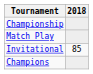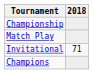(77, 50) 85 -> (77, 50) 71
